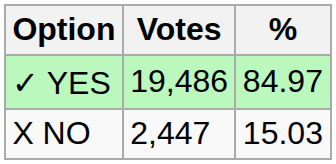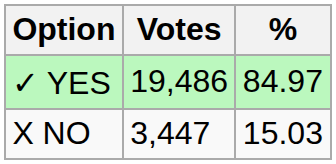(170, 133) 2,447 -> (170, 133) 3,447
